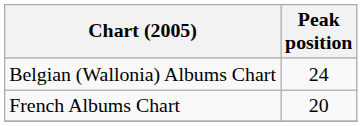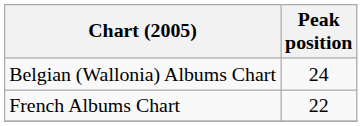(319, 105) 20 -> (319, 105) 22
